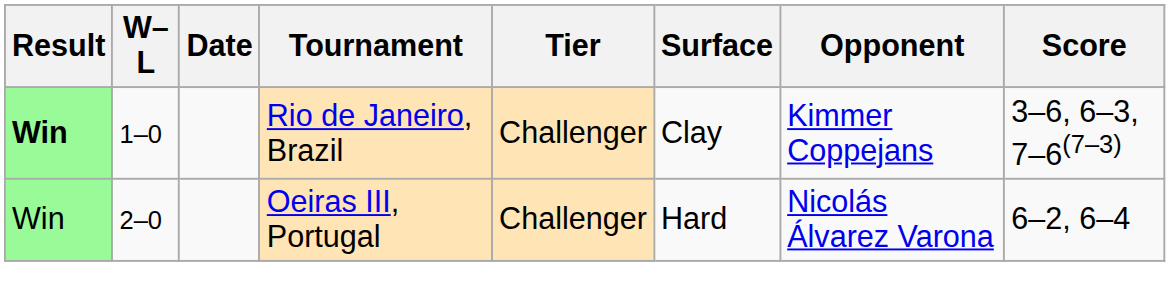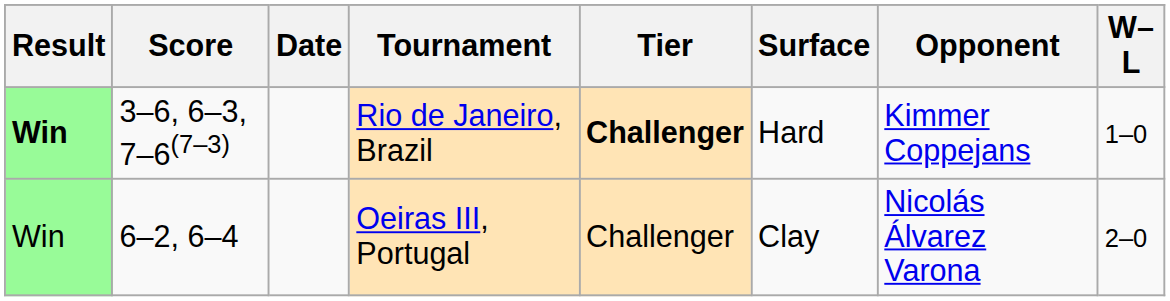columns swapped: (146, 45) <-> (1084, 45)
(573, 132) normal -> (665, 132) bold
(692, 132) Clay -> (791, 132) Hard
(694, 219) Hard -> (789, 237) Clay
